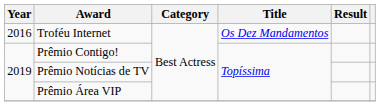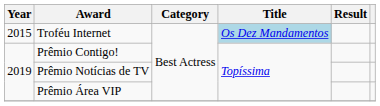(19, 33) 2016 -> (19, 33) 2015
(275, 33) no background -> (275, 33) lightblue background
